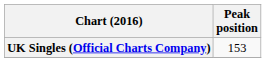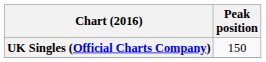(237, 47) 153 -> (237, 47) 150
